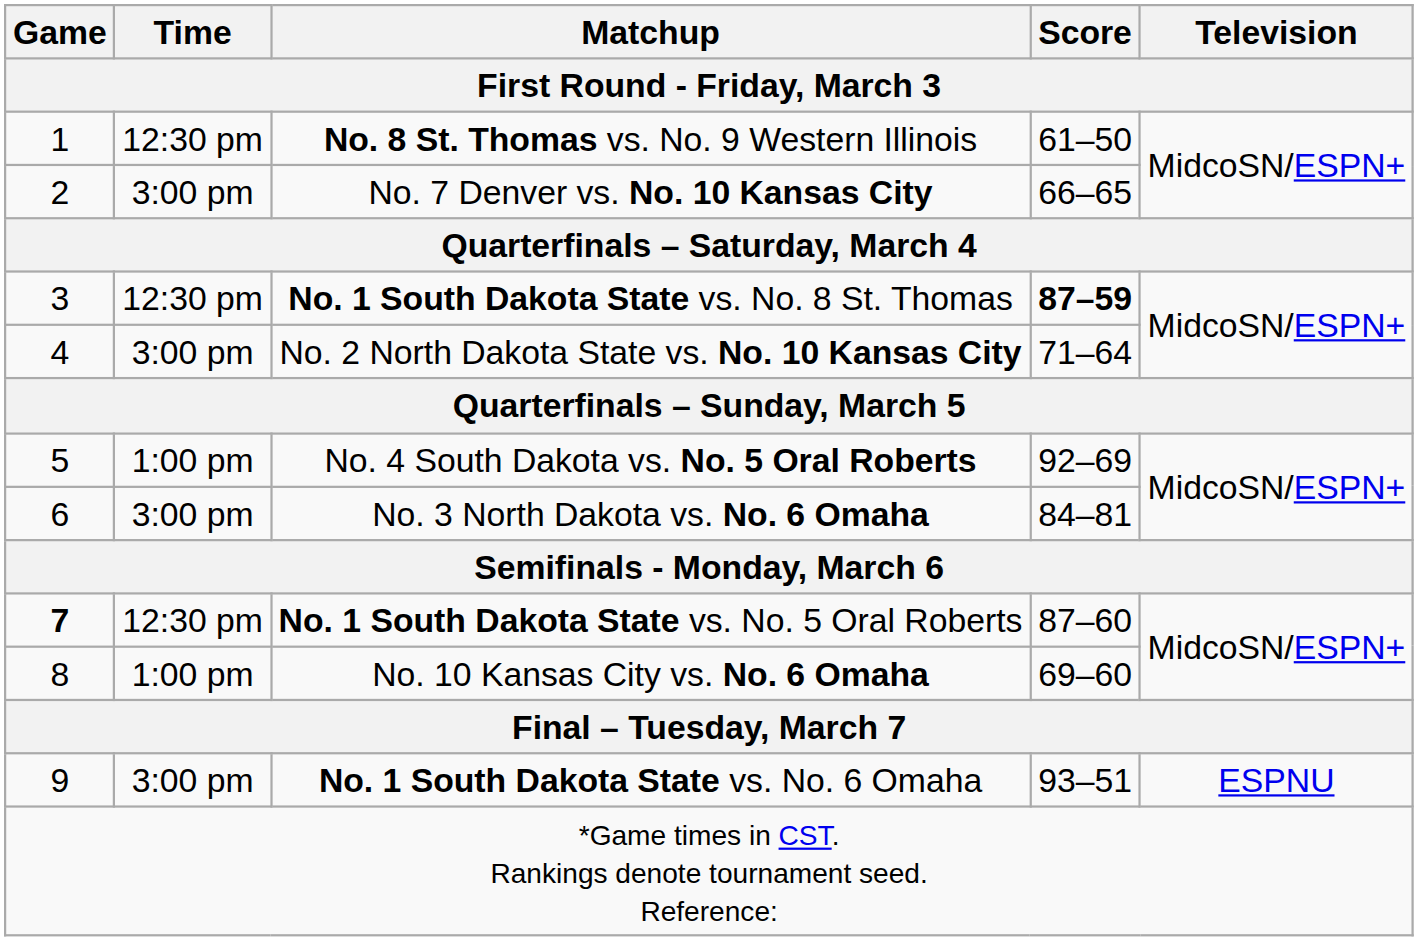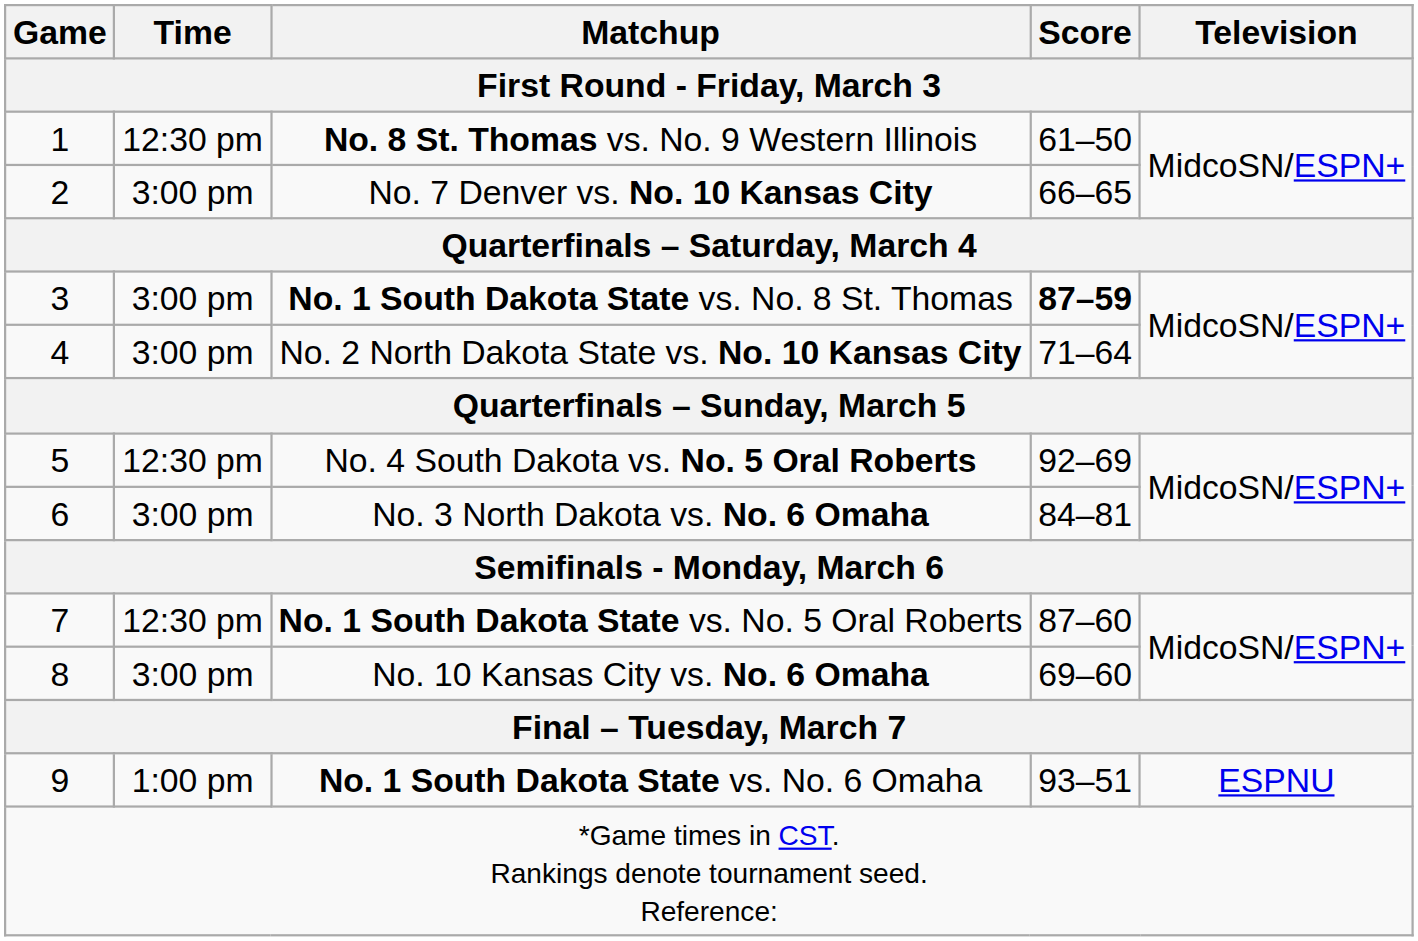(193, 299) 12:30 pm -> (193, 299) 3:00 pm
(193, 459) 1:00 pm -> (193, 459) 12:30 pm
(60, 620) bold -> (60, 620) normal
(193, 673) 1:00 pm -> (193, 673) 3:00 pm
(193, 780) 3:00 pm -> (193, 780) 1:00 pm
